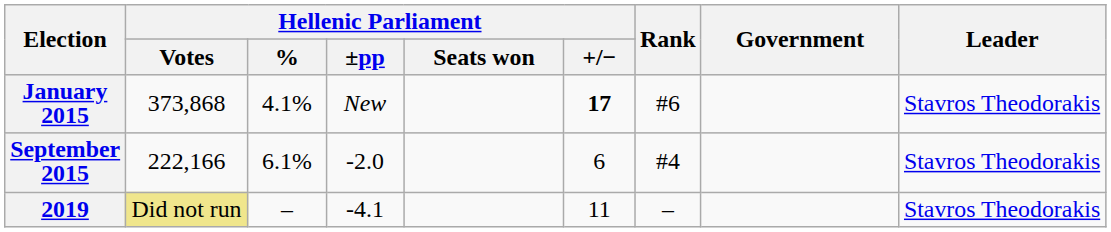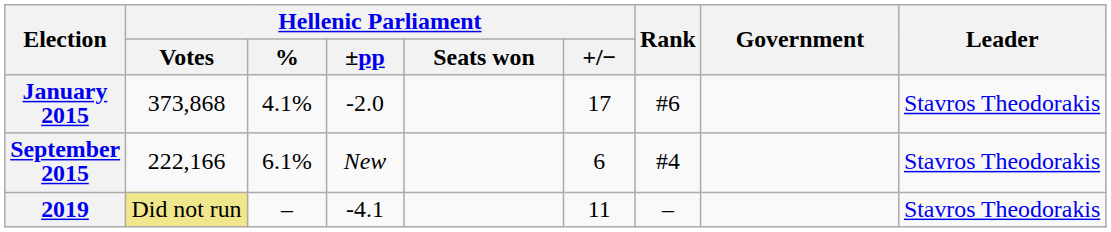(365, 103) New -> (365, 103) -2.0
(599, 103) bold -> (599, 103) normal
(365, 162) -2.0 -> (365, 162) New
